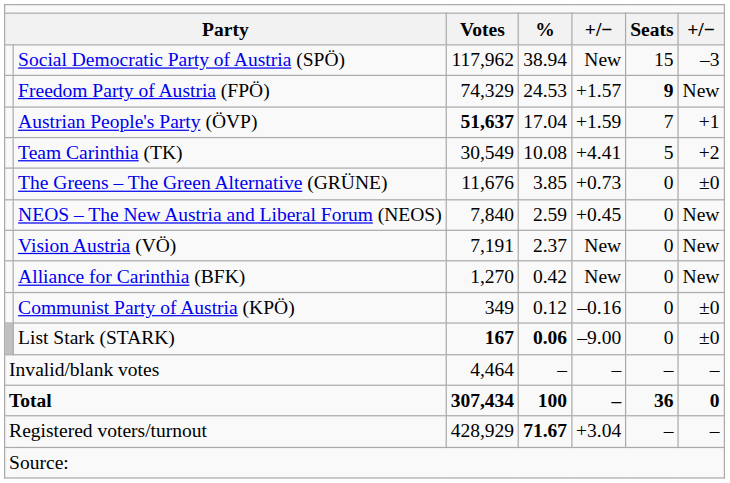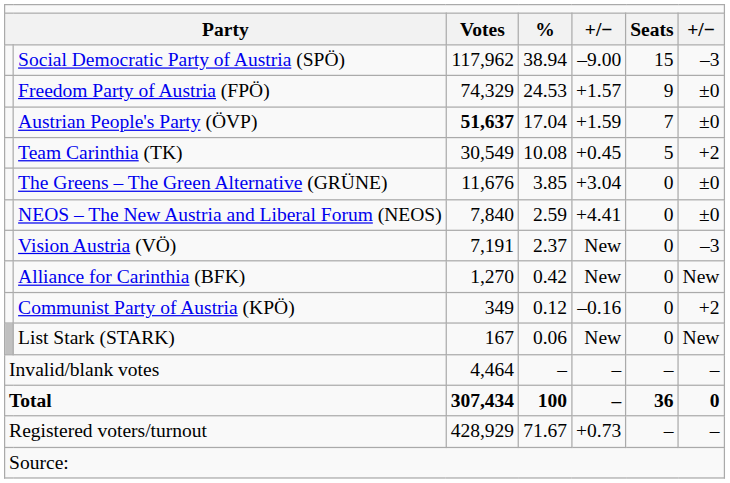(603, 59) New -> (599, 59) –9.00
(669, 90) bold -> (669, 90) normal
(701, 90) New -> (709, 90) ±0
(709, 121) +1 -> (709, 121) ±0
(599, 152) +4.41 -> (599, 152) +0.45
(599, 183) +0.73 -> (599, 183) +3.04
(599, 214) +0.45 -> (599, 214) +4.41
(701, 214) New -> (709, 214) ±0
(701, 245) New -> (710, 245) –3
(709, 307) ±0 -> (709, 307) +2
(499, 338) bold -> (499, 338) normal
(550, 338) bold -> (550, 338) normal
(599, 338) –9.00 -> (603, 338) New
(709, 338) ±0 -> (701, 338) New
(545, 431) bold -> (545, 431) normal
(599, 431) +3.04 -> (599, 431) +0.73
